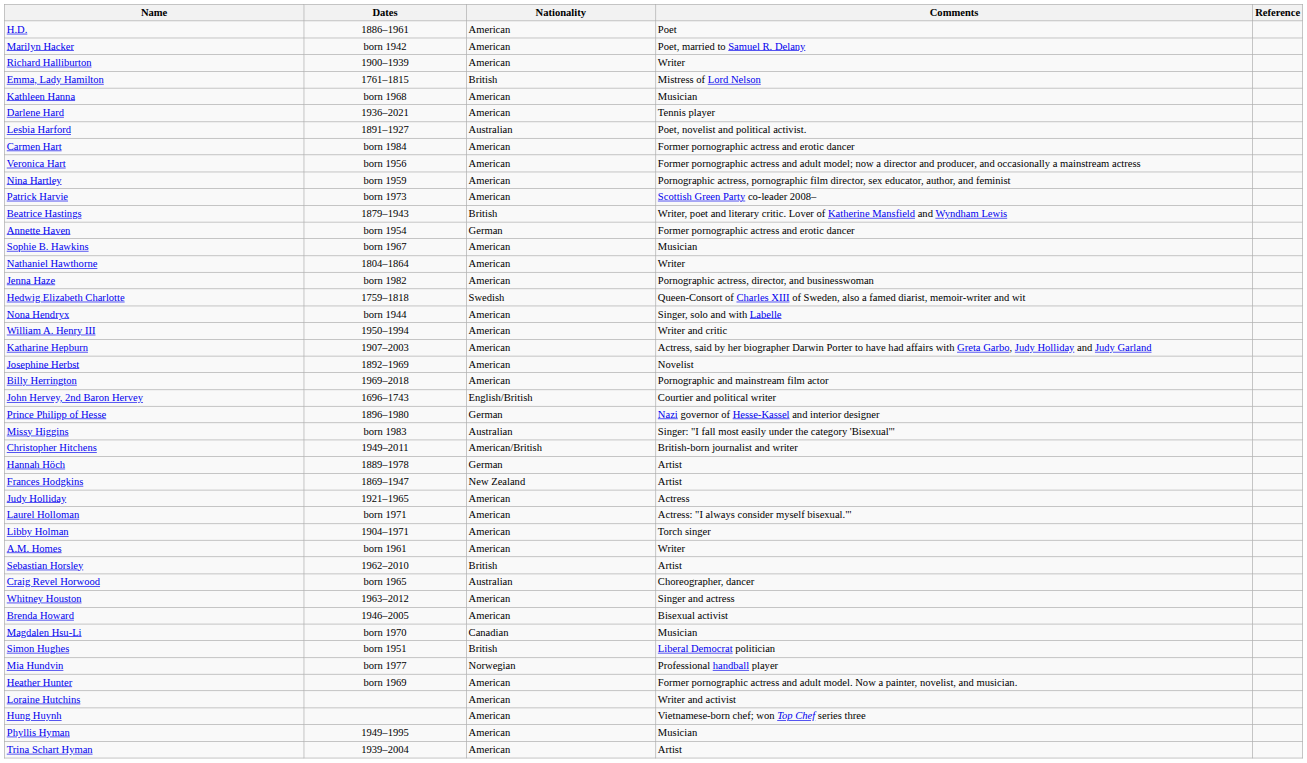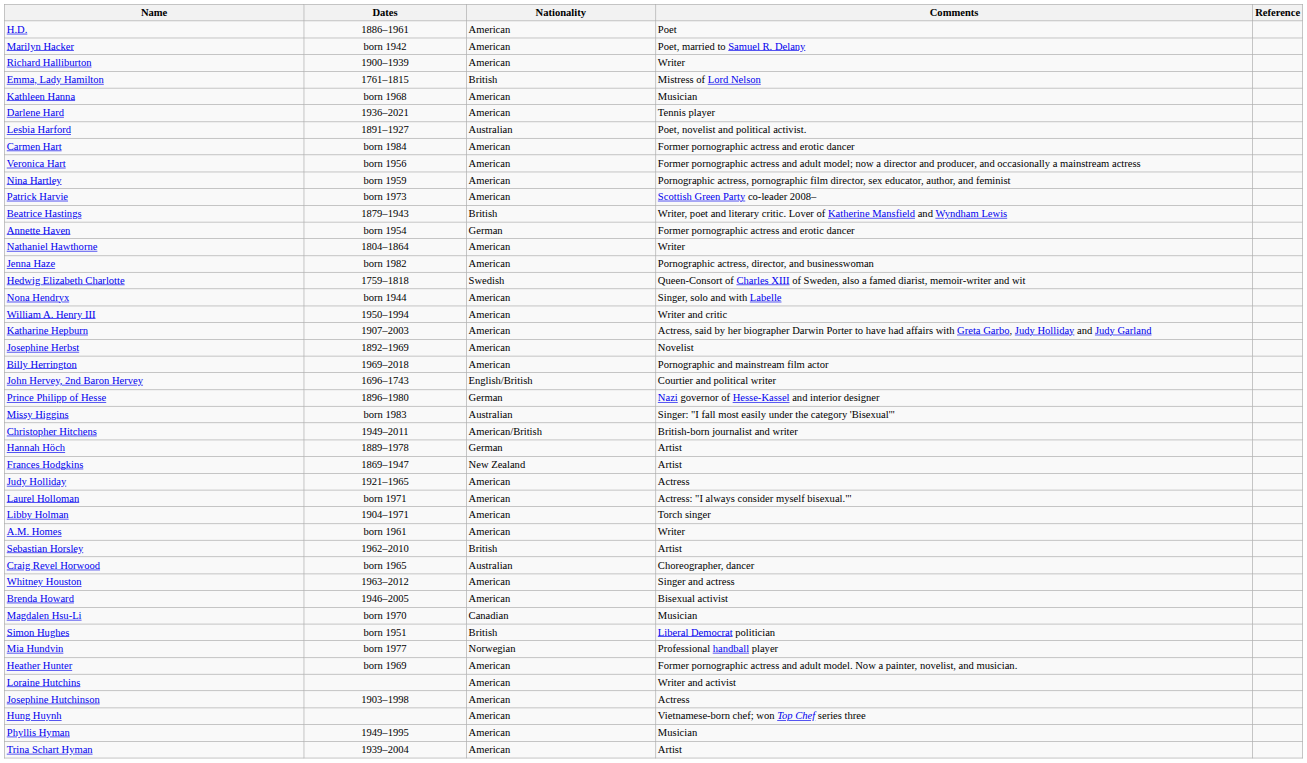- row: (48, 247)
+ row: (53, 699)
